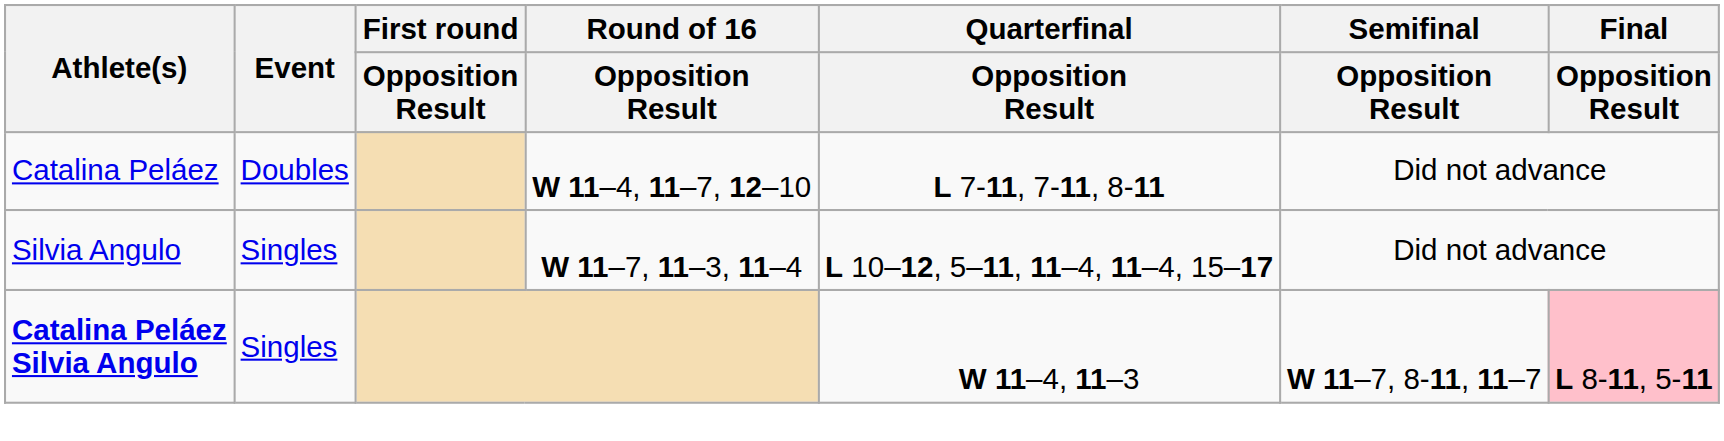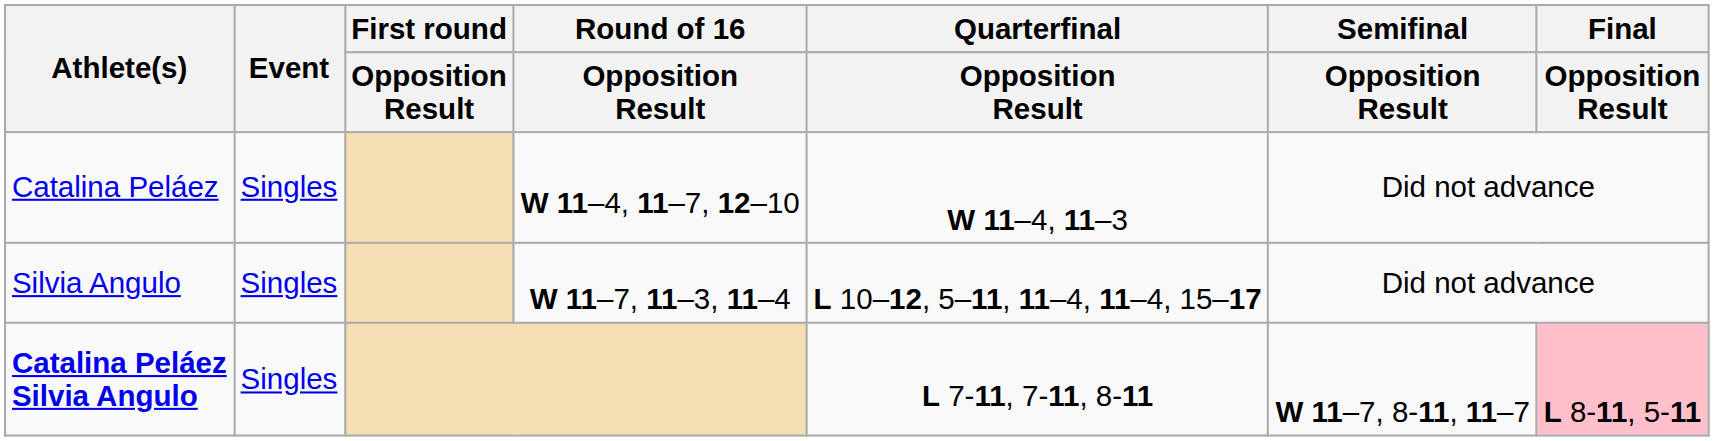(295, 171) Doubles -> (289, 188) Singles
(1049, 188) L 7-11, 7-11, 8-11 -> (1038, 220) W 11–4, 11–3
(1049, 379) W 11–4, 11–3 -> (1038, 396) L 7-11, 7-11, 8-11
